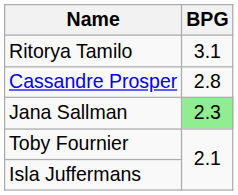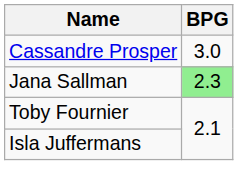- row: (71, 50)
(207, 81) 2.8 -> (207, 50) 3.0
